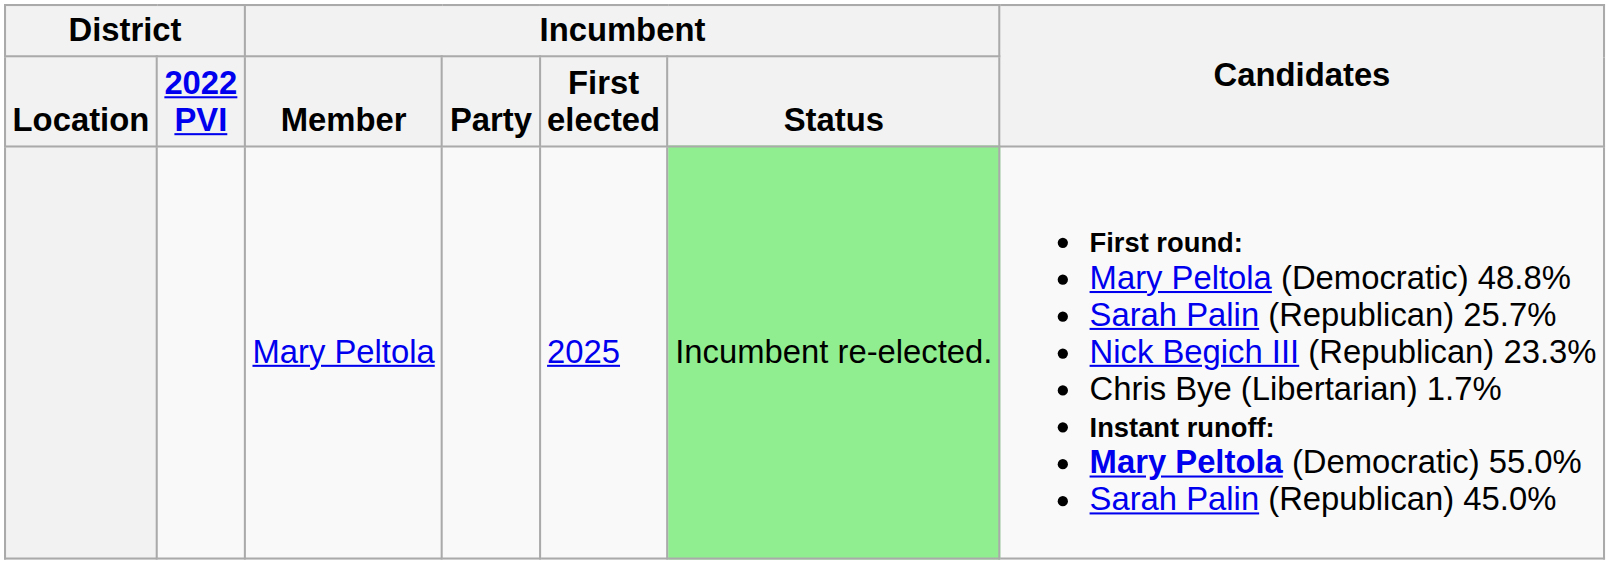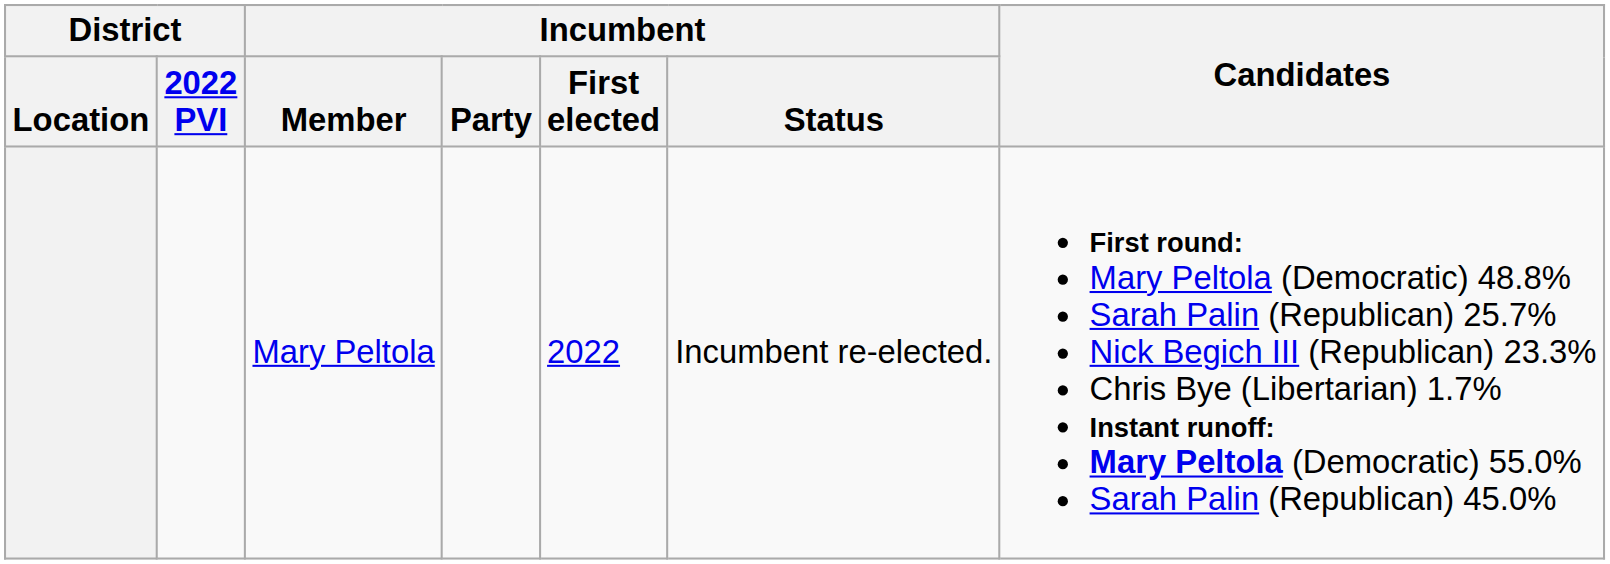(584, 351) 2025 -> (584, 351) 2022
(834, 351) lightgreen background -> (834, 351) no background
